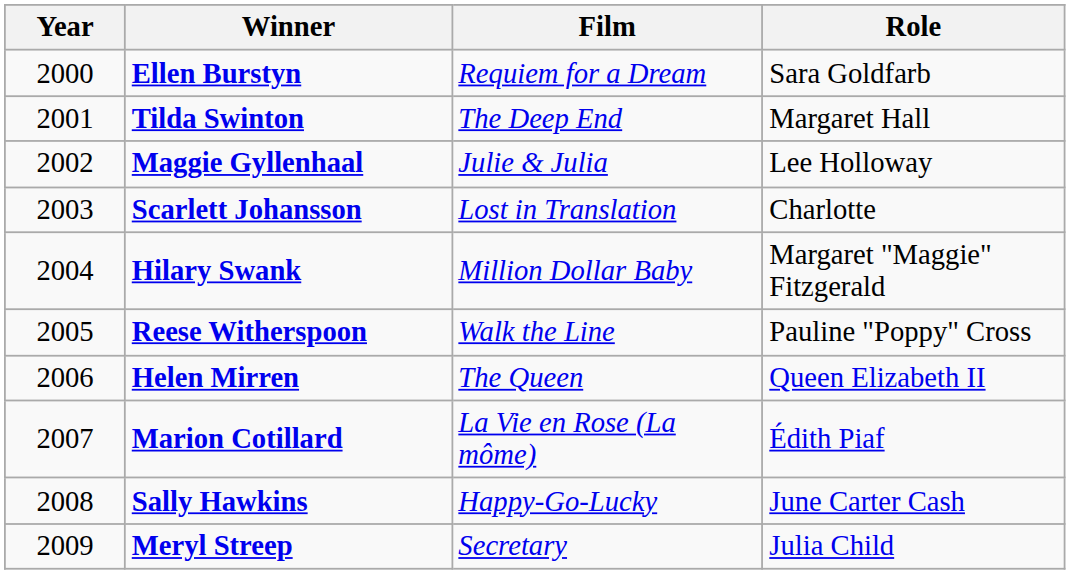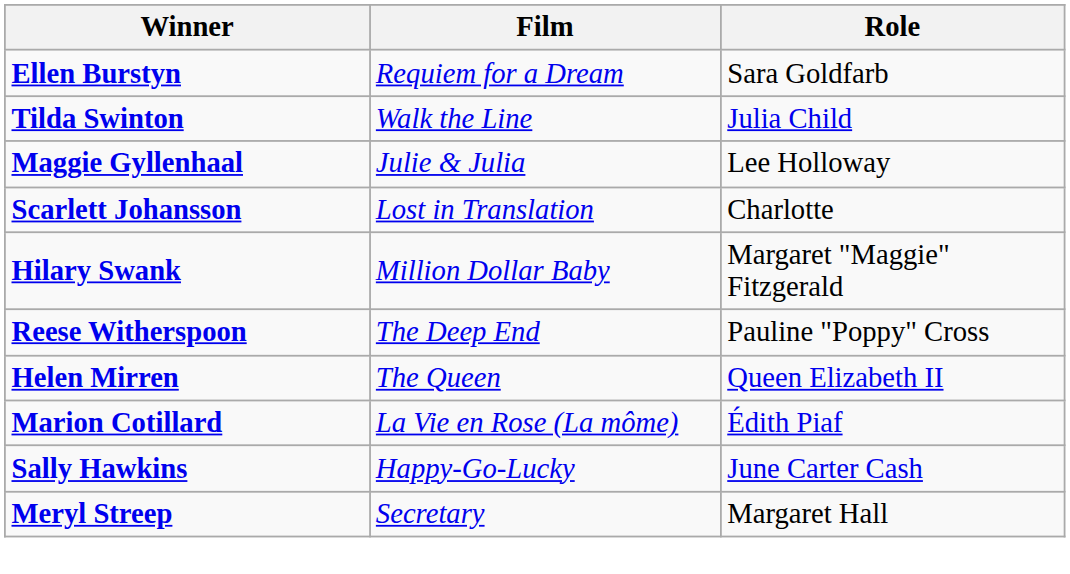- column: (65, 27)
(540, 118) The Deep End -> (454, 118) Walk the Line
(850, 118) Margaret Hall -> (790, 118) Julia Child
(537, 331) Walk the Line -> (458, 331) The Deep End
(832, 545) Julia Child -> (808, 513) Margaret Hall
